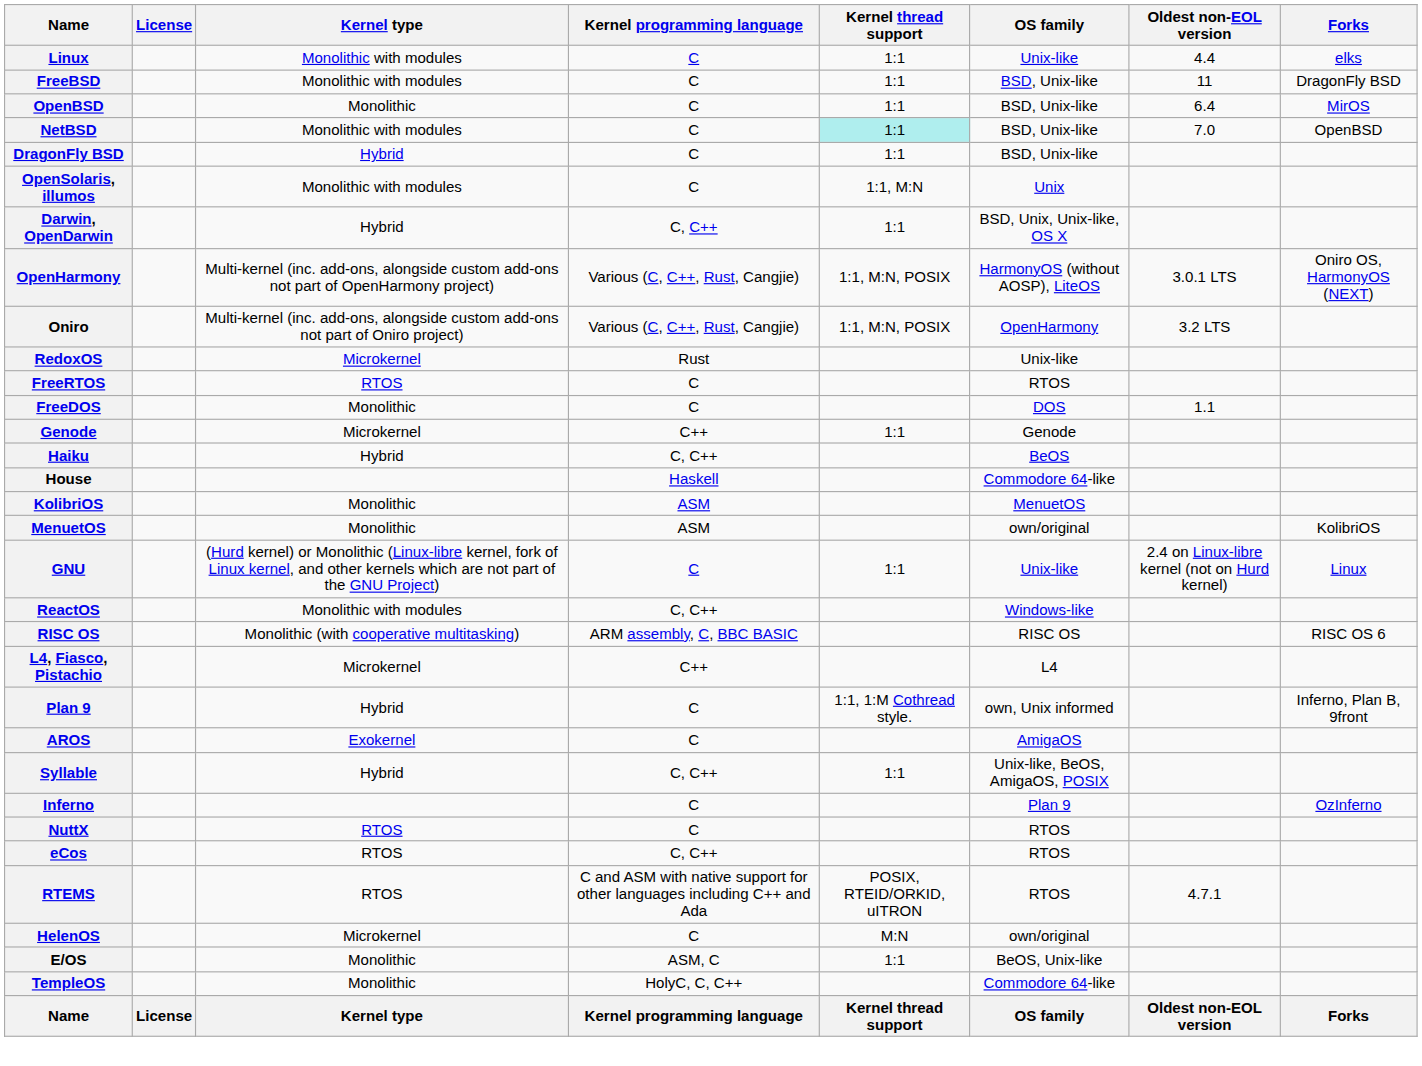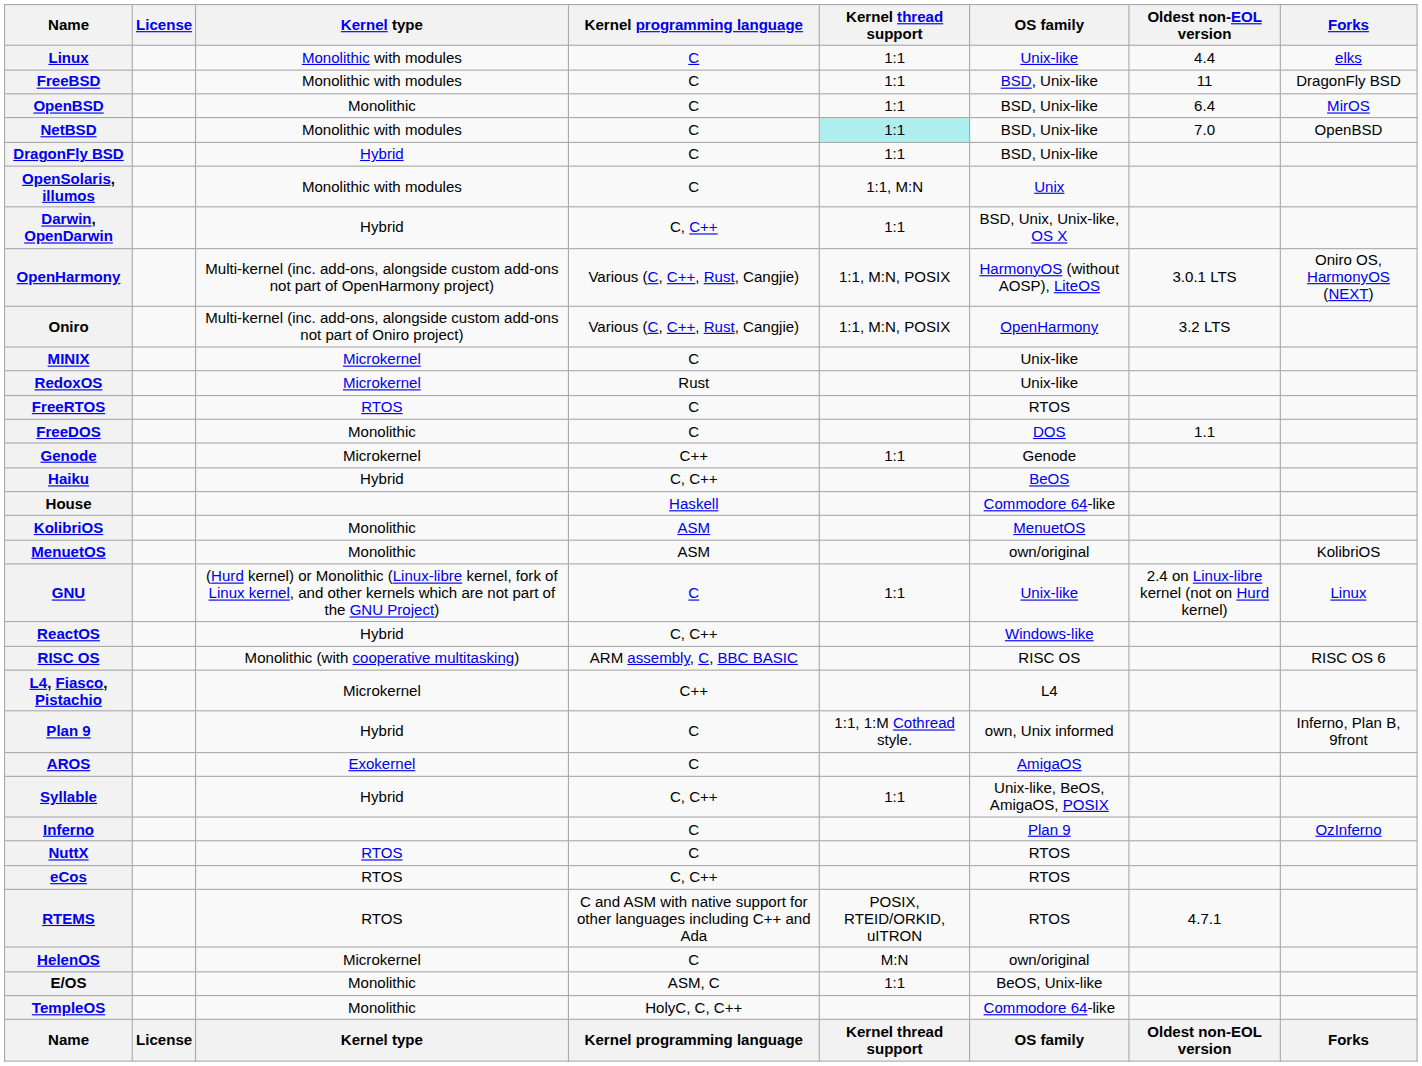+ row: (69, 359)
(382, 610) Monolithic with modules -> (382, 634) Hybrid
